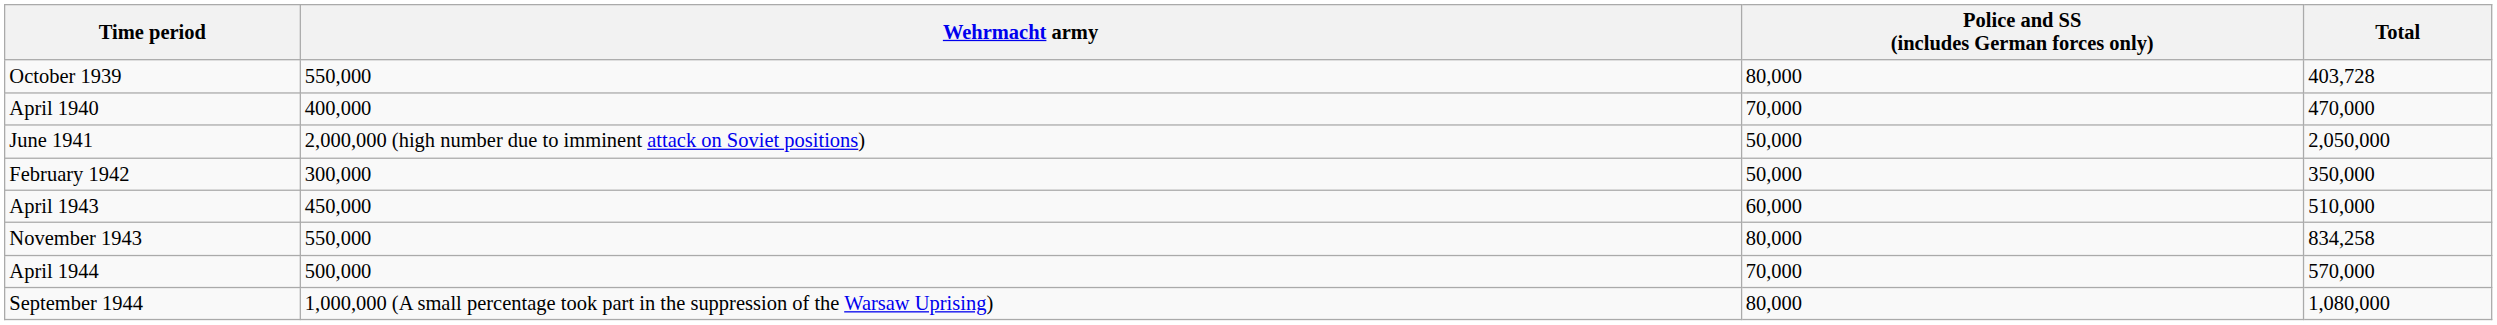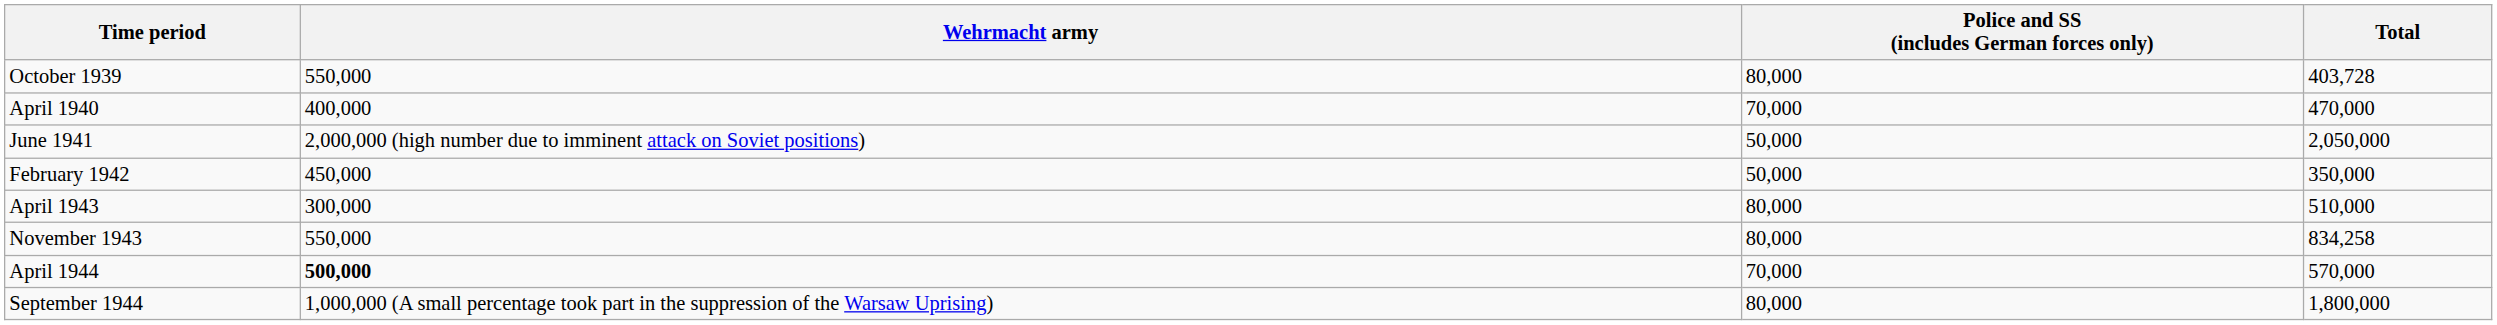(338, 173) 300,000 -> (338, 173) 450,000
(338, 206) 450,000 -> (338, 206) 300,000
(1774, 206) 60,000 -> (1774, 206) 80,000
(338, 271) normal -> (338, 271) bold
(2349, 303) 1,080,000 -> (2349, 303) 1,800,000
